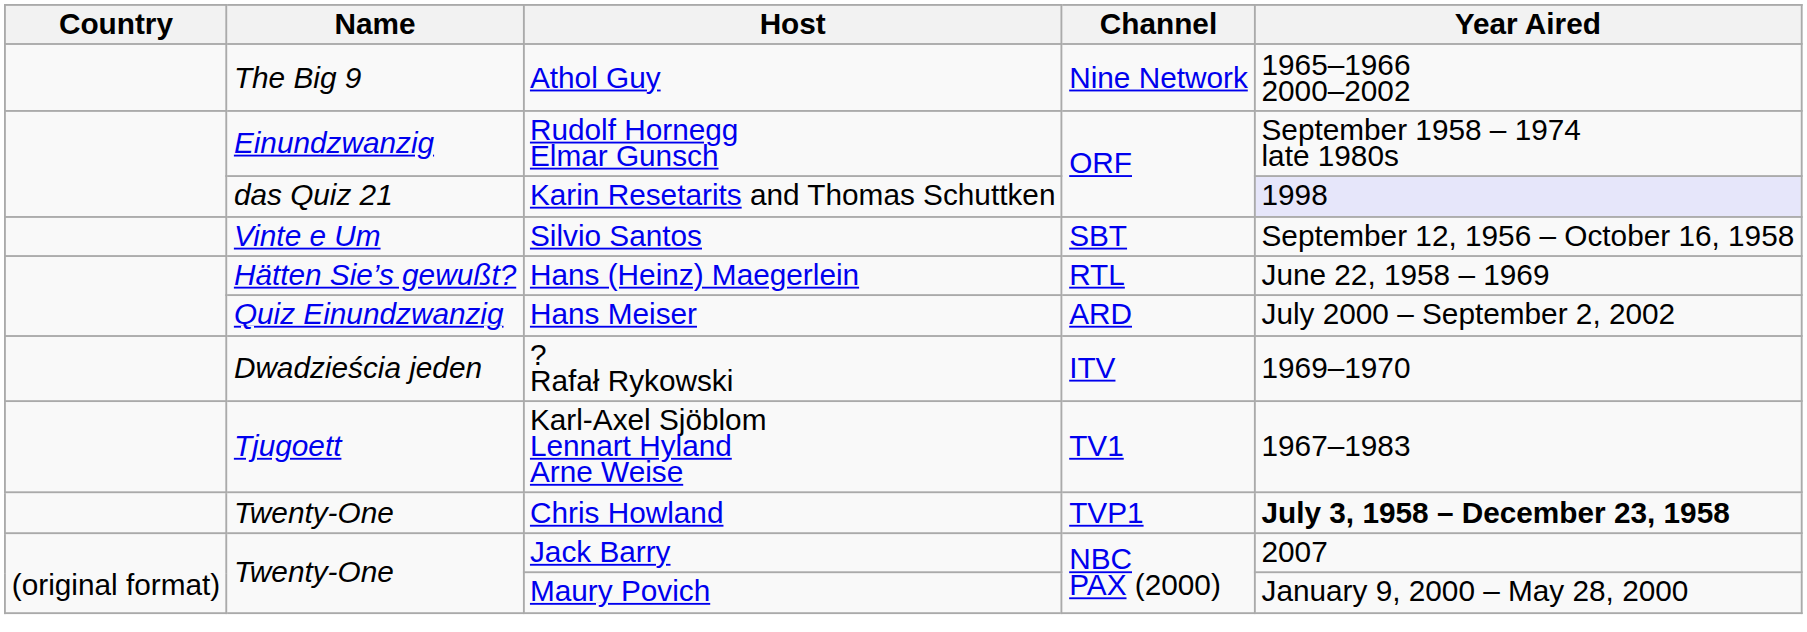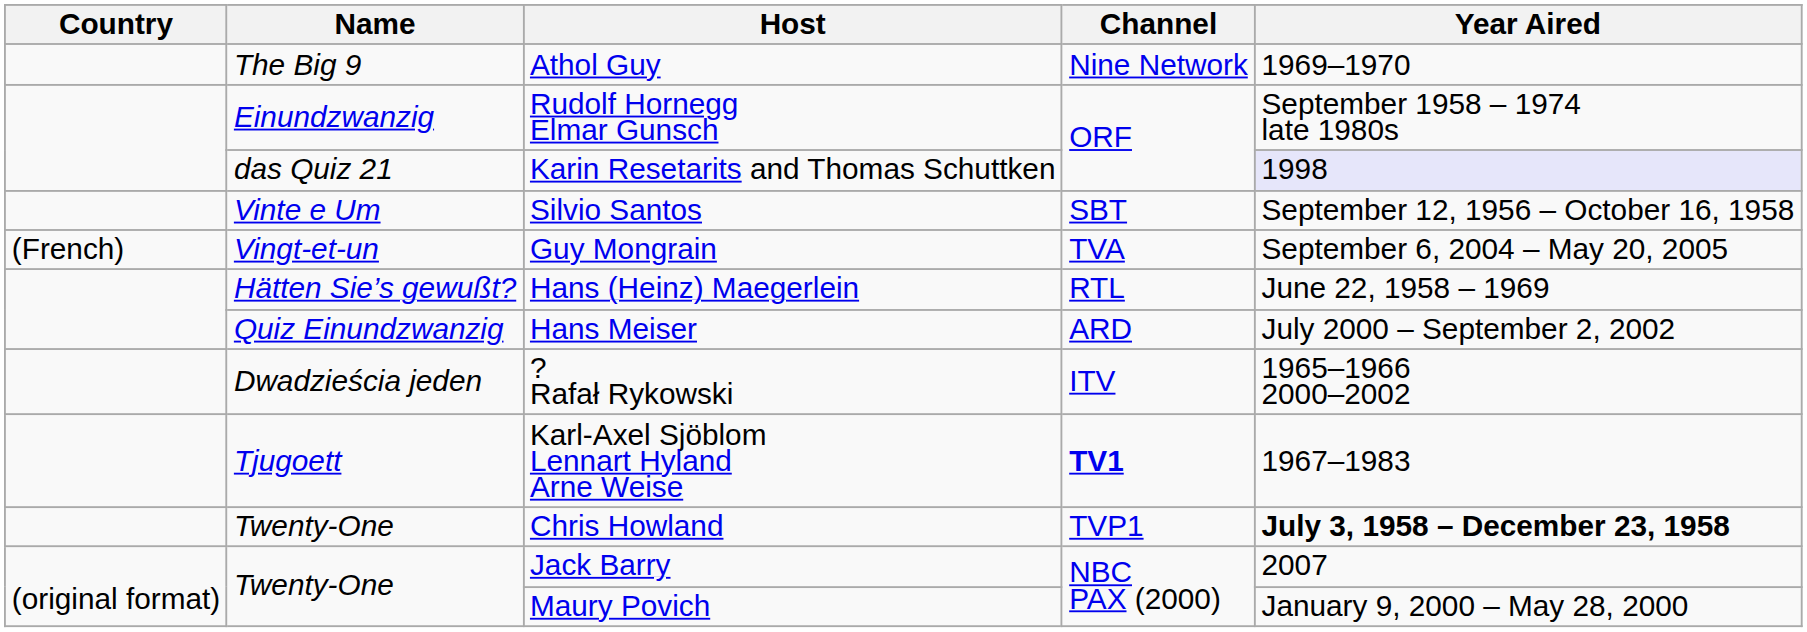(1336, 77) 1965–1966 2000–2002 -> (1336, 64) 1969–1970
+ row: (623, 249)
(1336, 367) 1969–1970 -> (1336, 381) 1965–1966 2000–2002
(1096, 446) normal -> (1096, 460) bold
